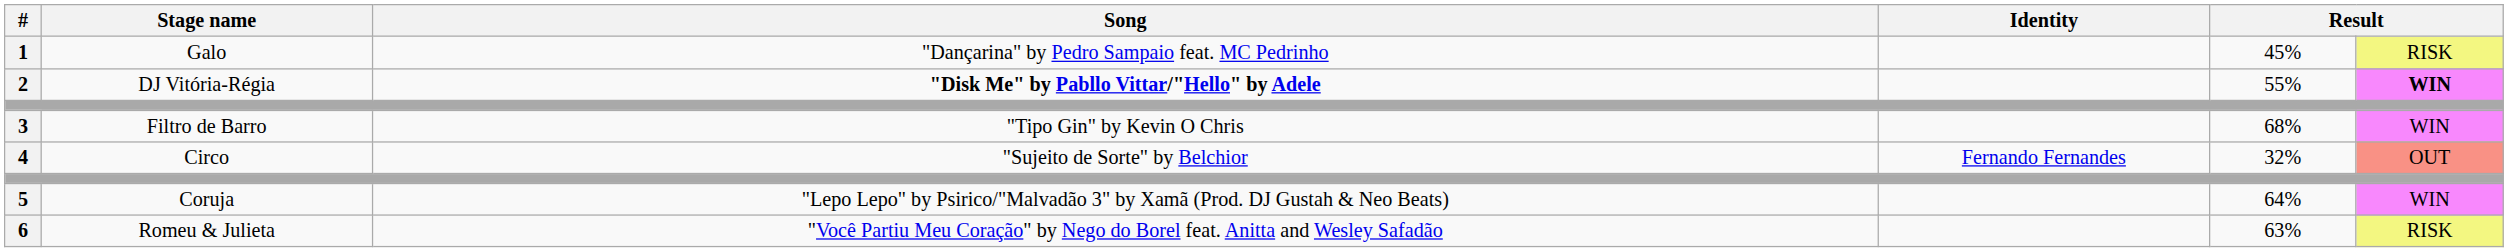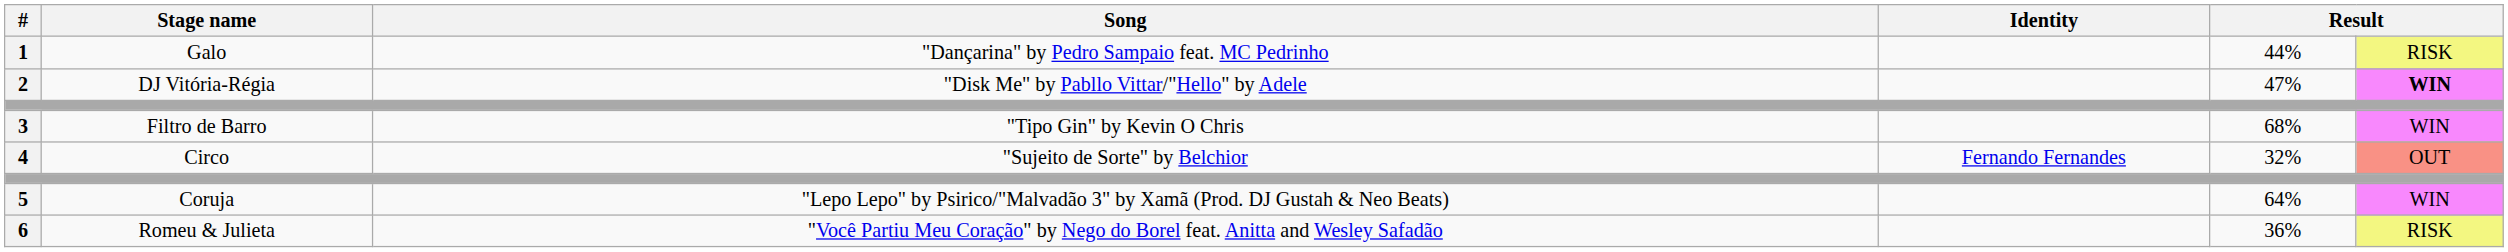(2283, 52) 45% -> (2283, 52) 44%
(1125, 84) bold -> (1125, 84) normal
(2283, 84) 55% -> (2283, 84) 47%
(2283, 230) 63% -> (2283, 230) 36%
